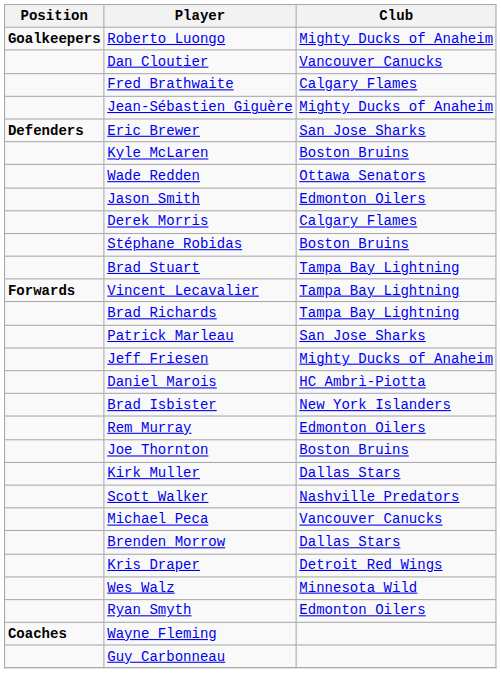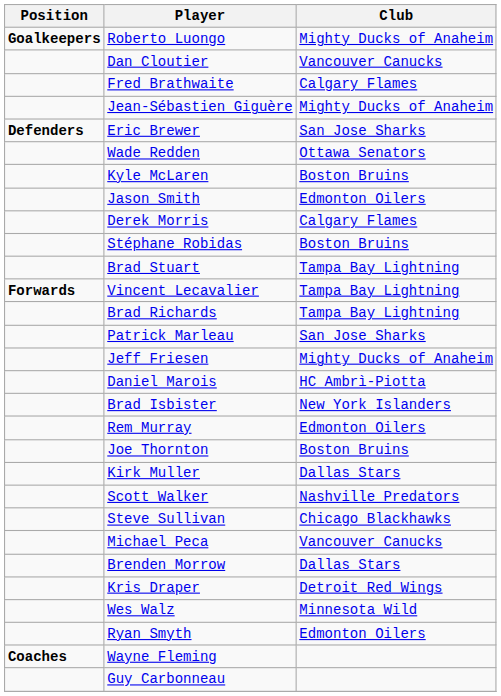rows swapped: (154, 176) <-> (158, 153)
+ row: (166, 519)
